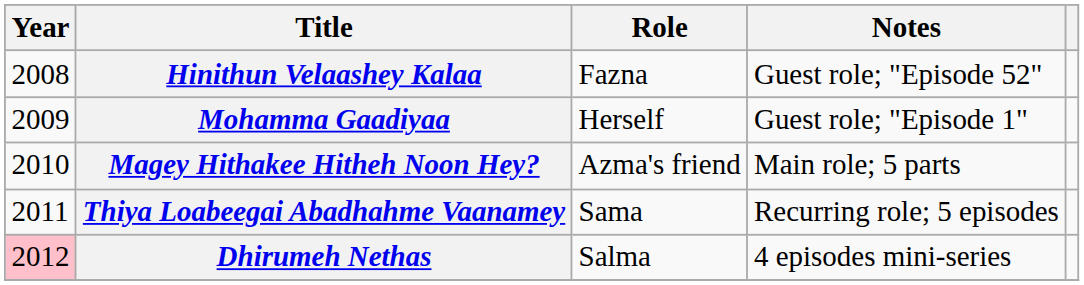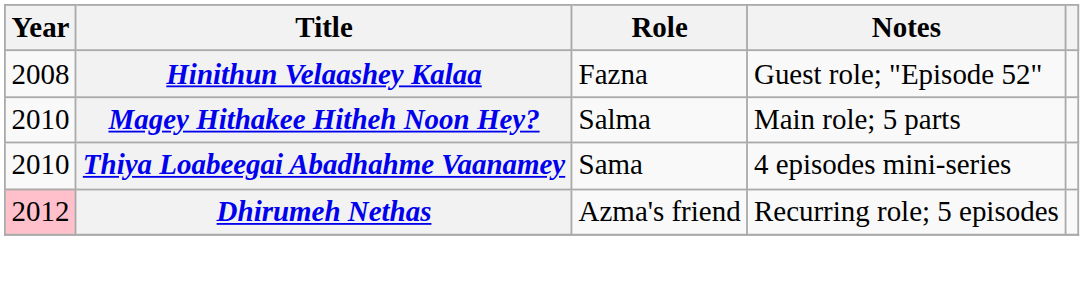- row: (324, 119)
(660, 165) Azma's friend -> (615, 119) Salma
(40, 211) 2011 -> (41, 165) 2010
(906, 211) Recurring role; 5 episodes -> (883, 165) 4 episodes mini-series
(615, 257) Salma -> (660, 211) Azma's friend
(883, 257) 4 episodes mini-series -> (906, 211) Recurring role; 5 episodes
